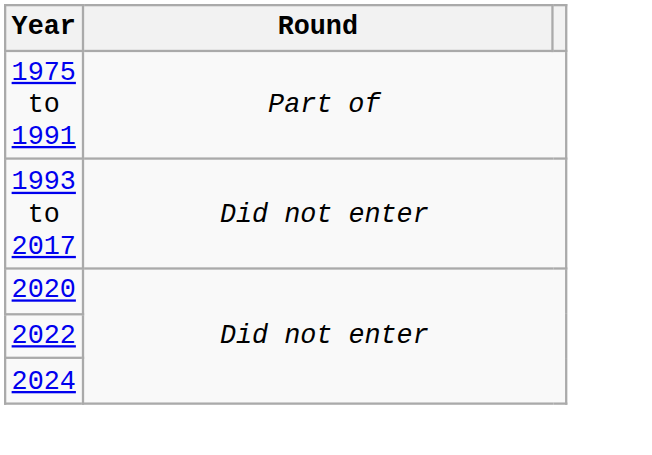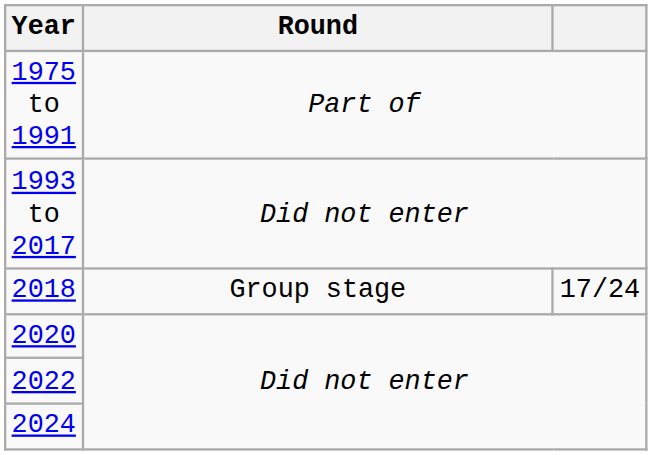+ row: (44, 291)
